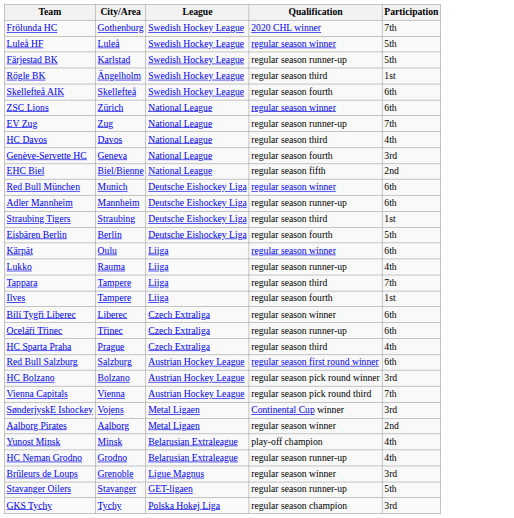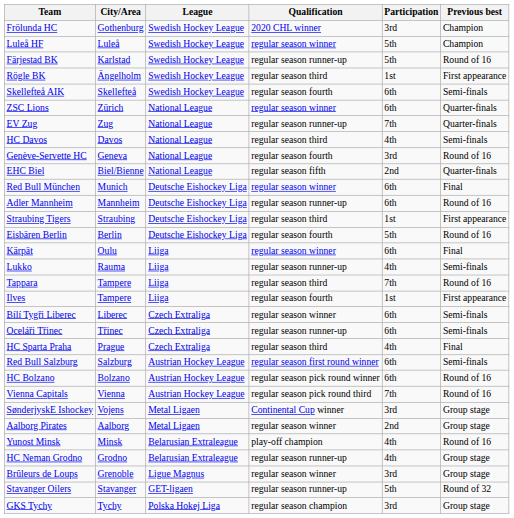+ column: (475, 12)
(390, 28) 7th -> (391, 28) 3rd
(391, 378) 3rd -> (390, 378) 6th
